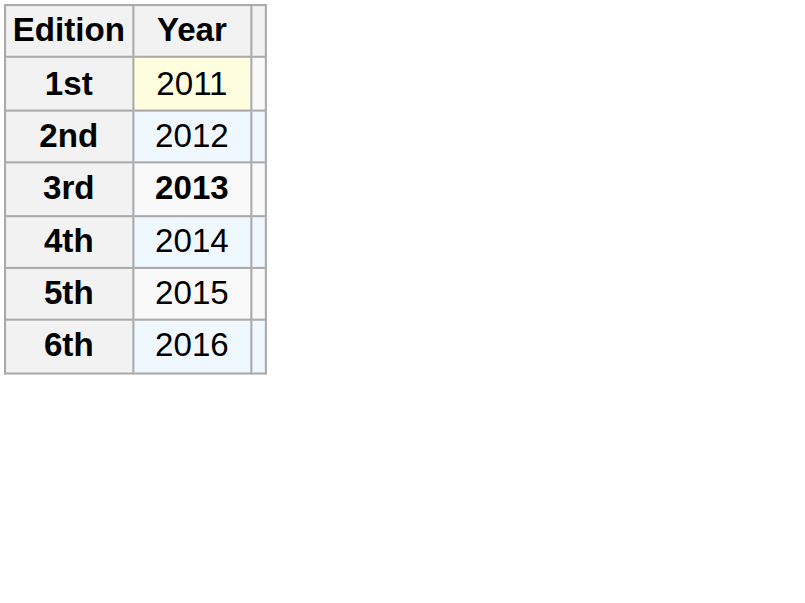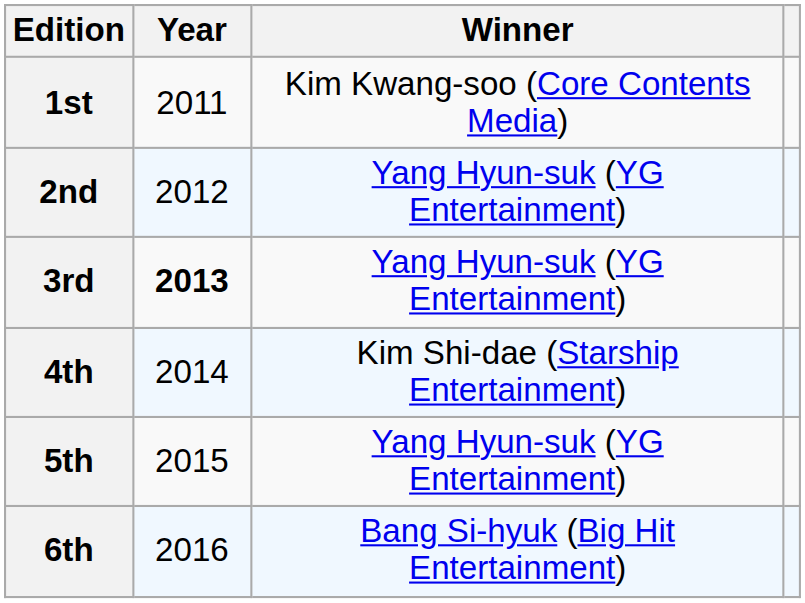+ column: (518, 30)
(192, 83) lightyellow background -> (192, 101) no background
